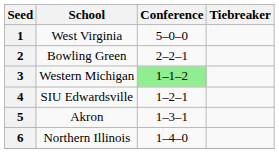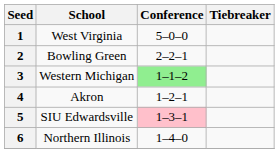(87, 96) SIU Edwardsville -> (87, 96) Akron
(87, 117) Akron -> (87, 117) SIU Edwardsville
(172, 117) no background -> (172, 117) pink background
